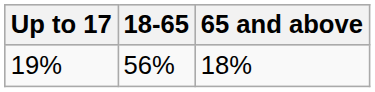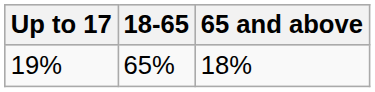(149, 65) 56% -> (149, 65) 65%
